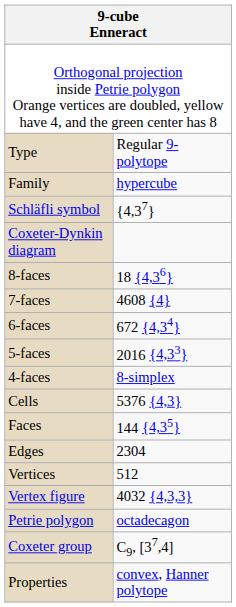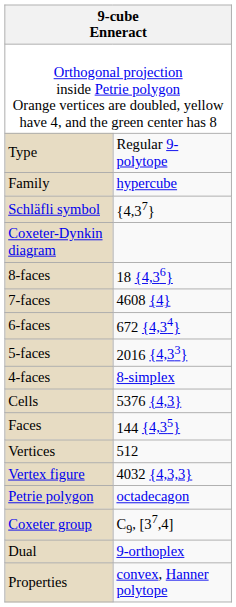- row: (26, 451)
+ row: (22, 551)
